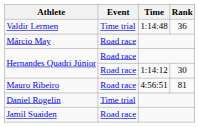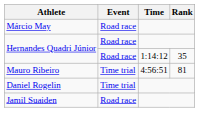- row: (32, 26)
(182, 71) 30 -> (182, 56) 35
(118, 85) Road race -> (118, 71) Time trial
